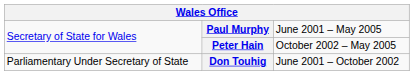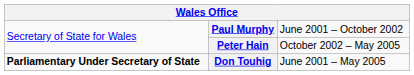(329, 29) June 2001 – May 2005 -> (341, 29) June 2001 – October 2002
(97, 62) normal -> (103, 62) bold
(337, 62) June 2001 – October 2002 -> (333, 62) June 2001 – May 2005
